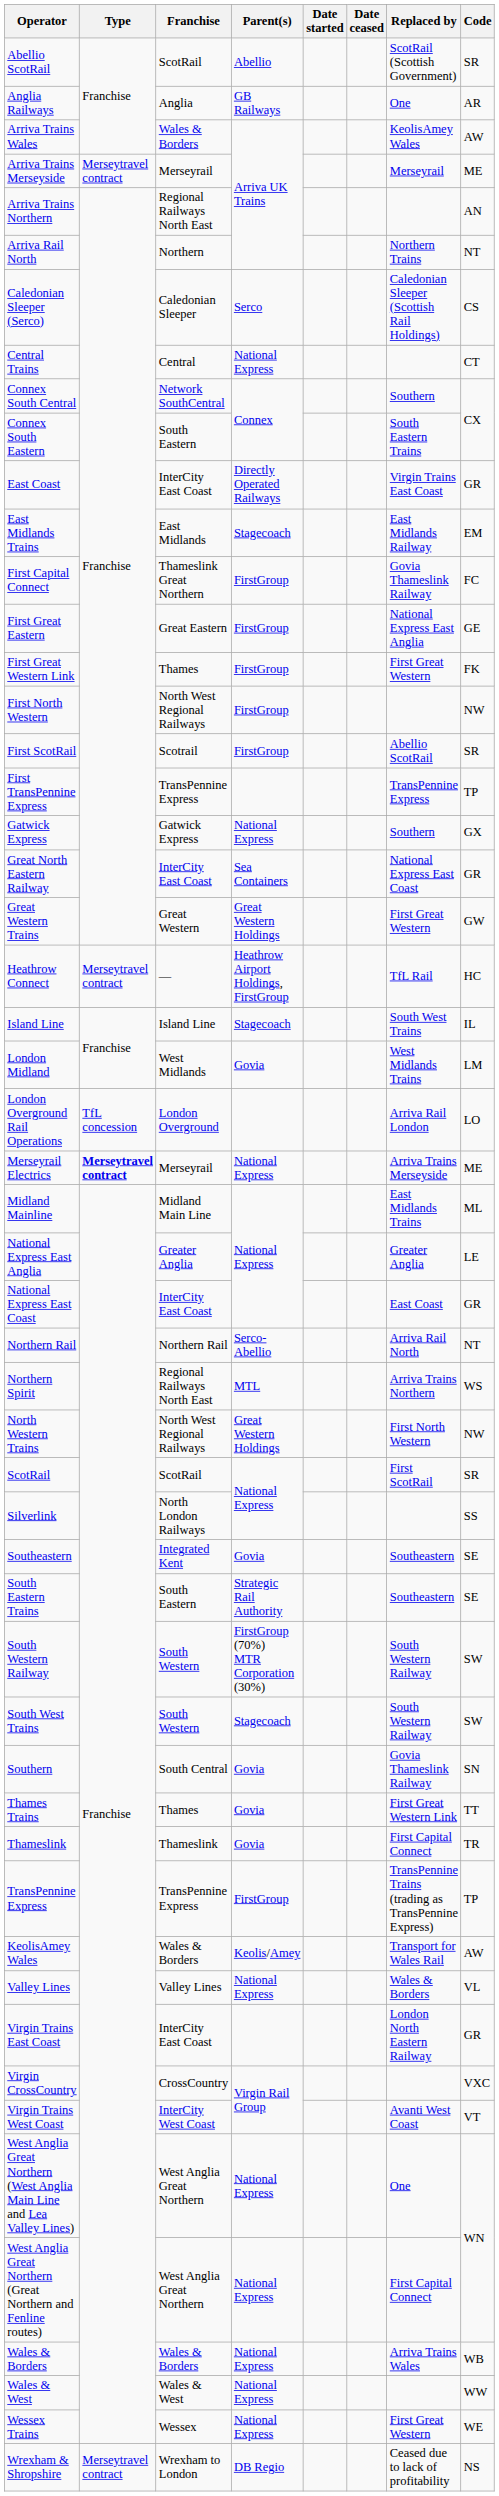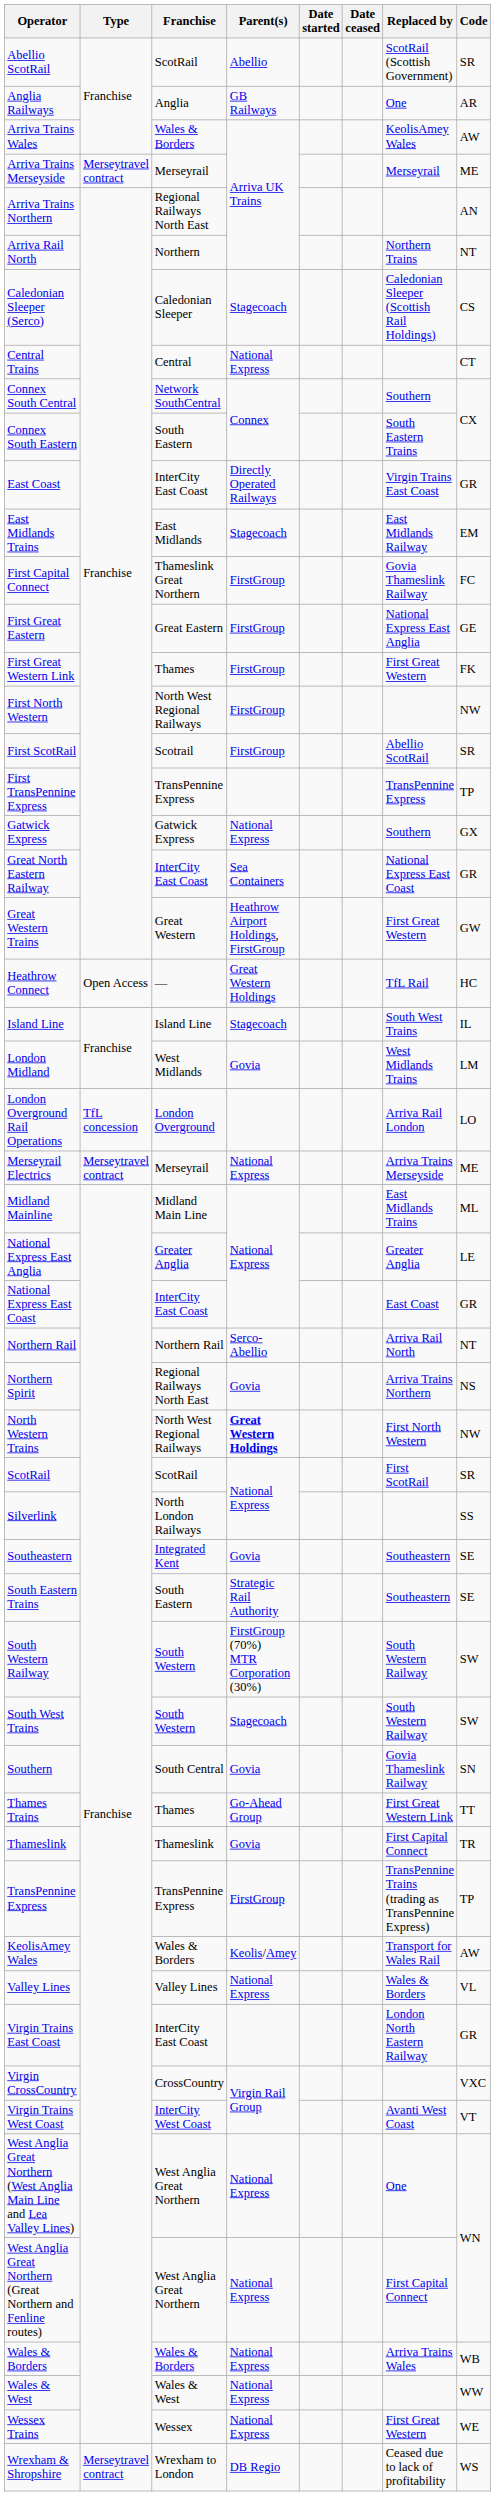(248, 307) Serco -> (258, 307) Stagecoach
(257, 921) Great Western Holdings -> (257, 928) Heathrow Airport Holdings, FirstGroup
(115, 976) Merseytravel contract -> (116, 983) Open Access
(261, 976) Heathrow Airport Holdings, FirstGroup -> (253, 983) Great Western Holdings
(118, 1167) bold -> (116, 1167) normal
(247, 1386) MTL -> (245, 1386) Govia
(473, 1386) WS -> (468, 1386) NS
(257, 1433) normal -> (254, 1433) bold
(249, 1809) Govia -> (256, 1809) Go-Ahead Group
(472, 2467) NS -> (469, 2467) WS
